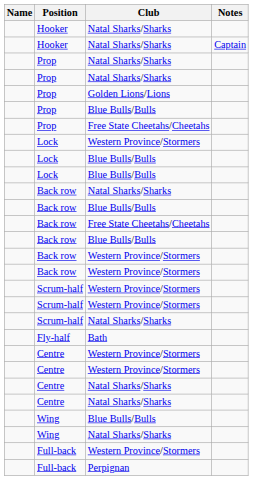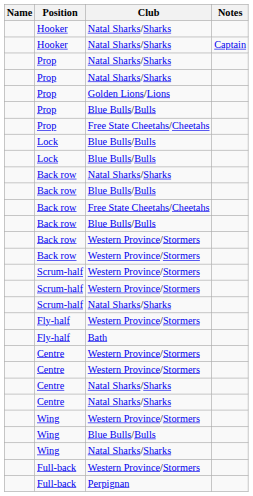- row: (48, 142)
+ row: (53, 321)
+ row: (48, 418)
